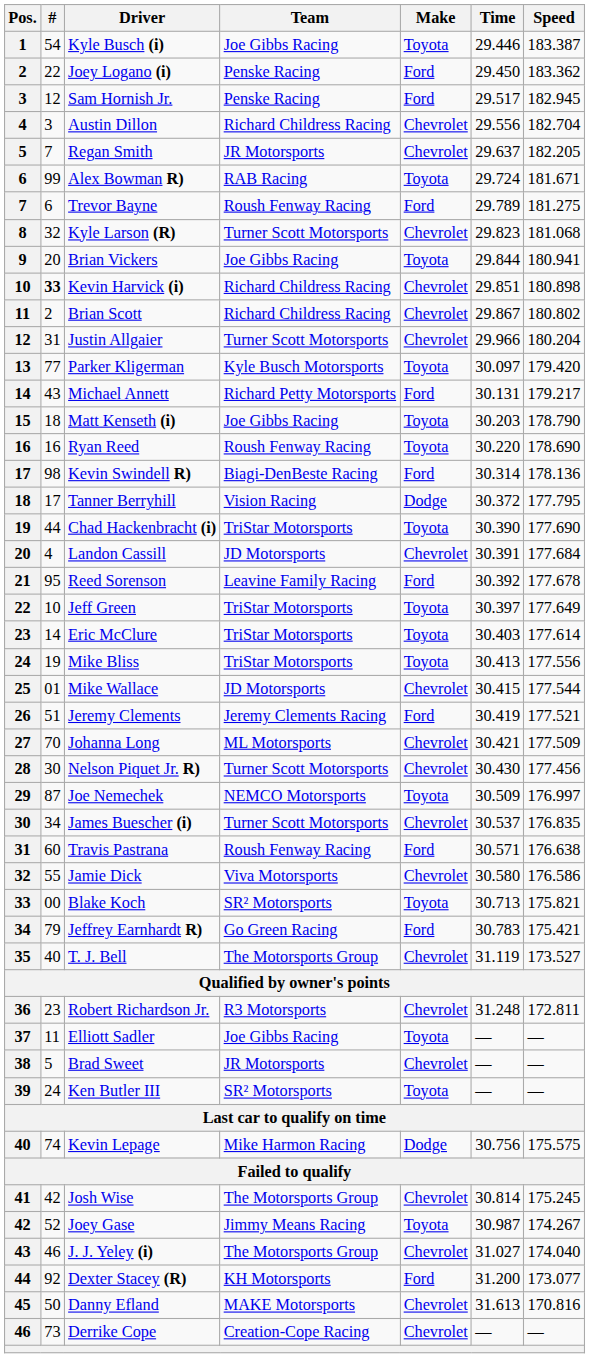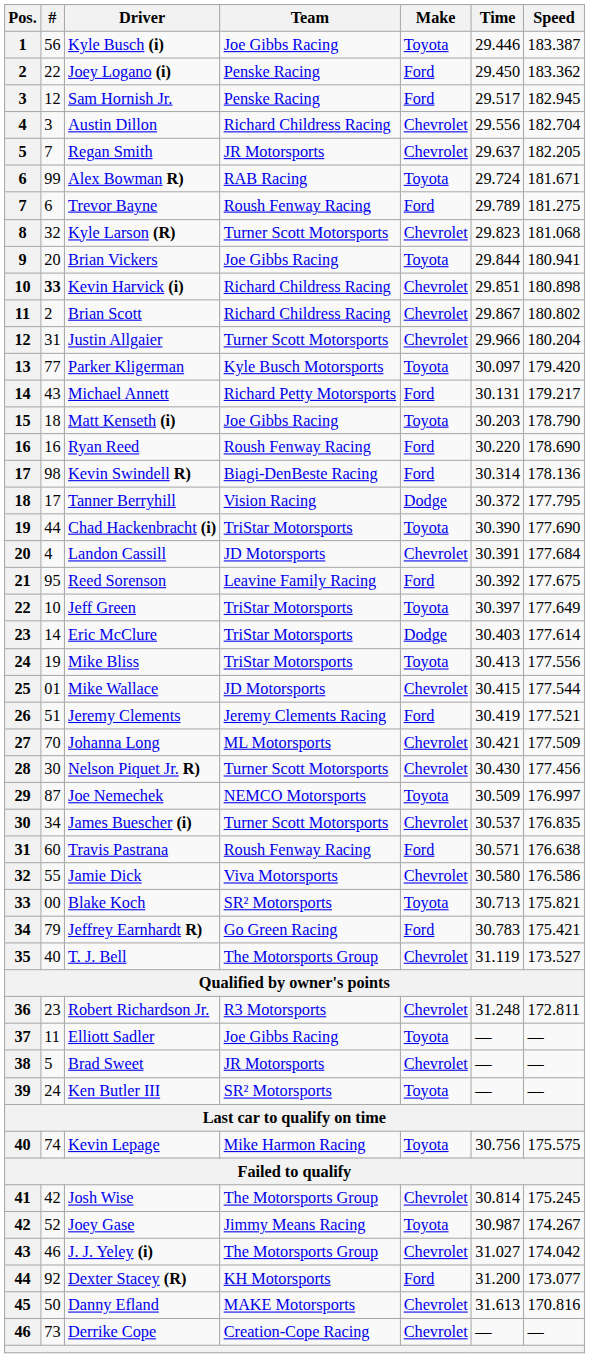(52, 44) 54 -> (52, 44) 56
(426, 447) Toyota -> (419, 447) Ford
(554, 581) 177.678 -> (554, 581) 177.675
(426, 634) Toyota -> (425, 634) Dodge
(425, 1144) Dodge -> (426, 1144) Toyota
(554, 1251) 174.040 -> (554, 1251) 174.042
